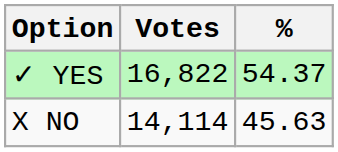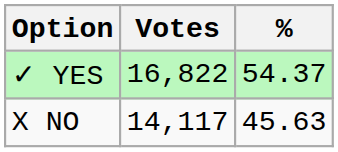(178, 122) 14,114 -> (178, 122) 14,117
